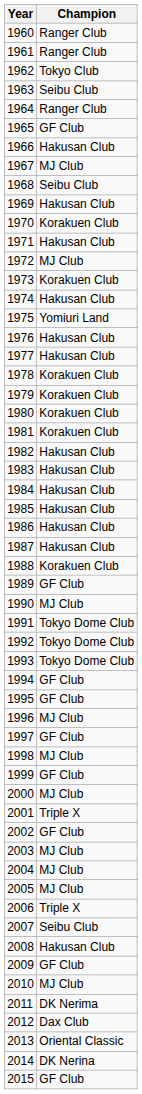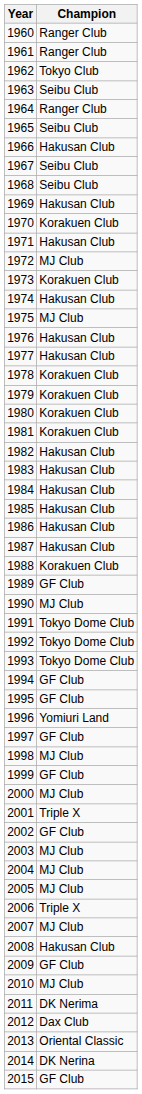(62, 128) GF Club -> (69, 128) Seibu Club
(61, 166) MJ Club -> (69, 166) Seibu Club
(74, 318) Yomiuri Land -> (61, 318) MJ Club
(61, 718) MJ Club -> (74, 718) Yomiuri Land
(69, 927) Seibu Club -> (61, 927) MJ Club
